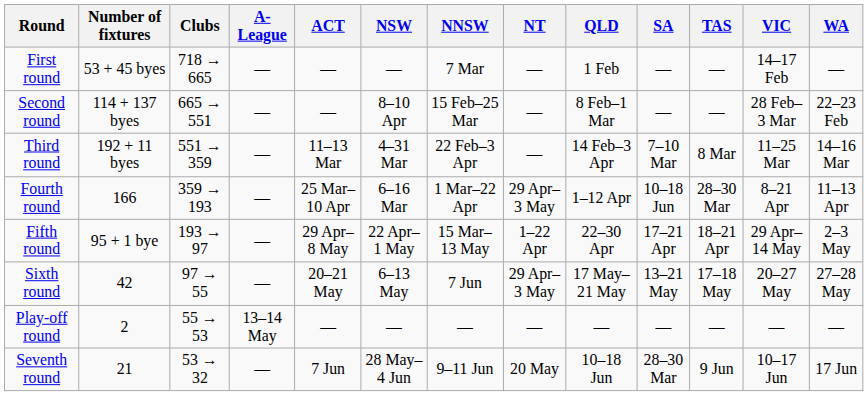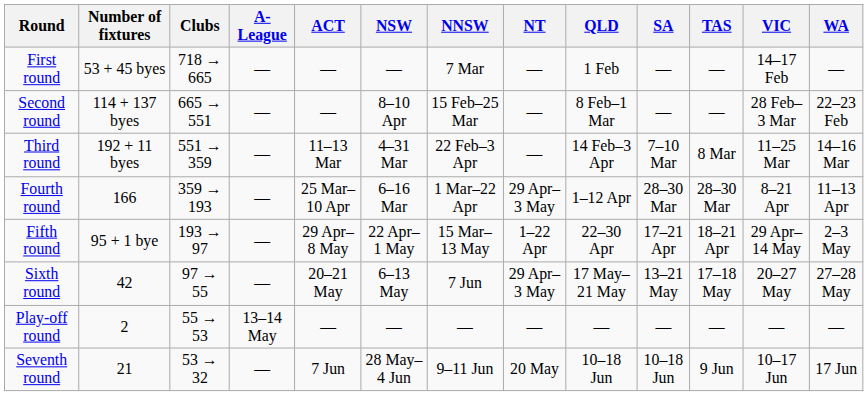(663, 197) 10–18 Jun -> (663, 197) 28–30 Mar
(663, 369) 28–30 Mar -> (663, 369) 10–18 Jun
